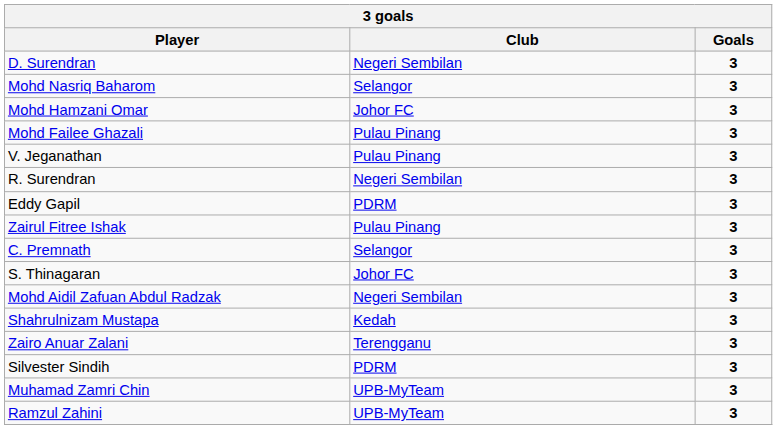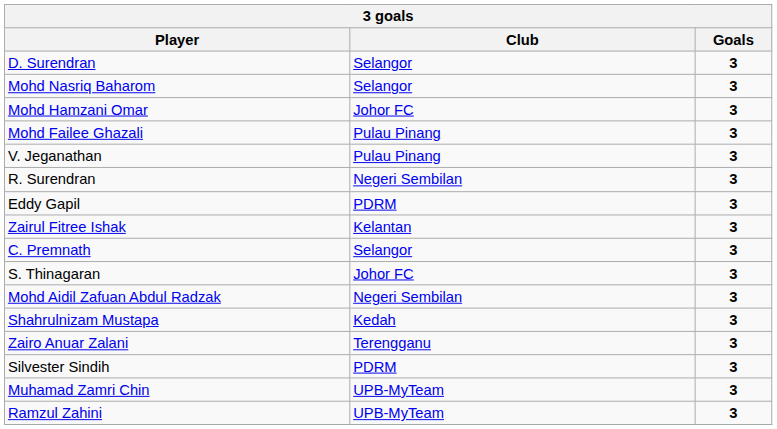(408, 63) Negeri Sembilan -> (383, 63) Selangor
(397, 226) Pulau Pinang -> (382, 226) Kelantan
